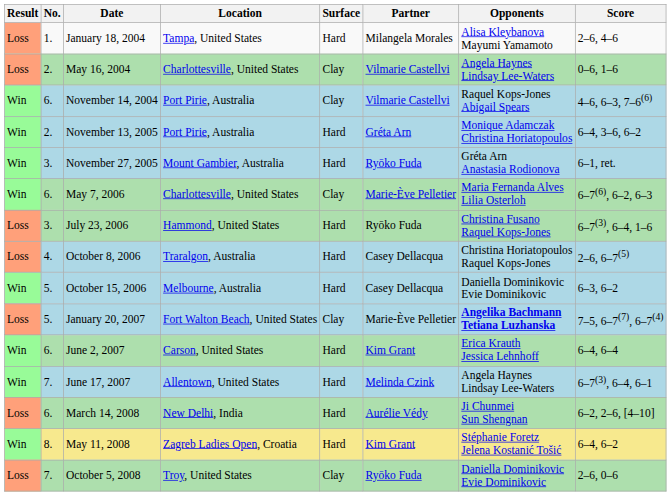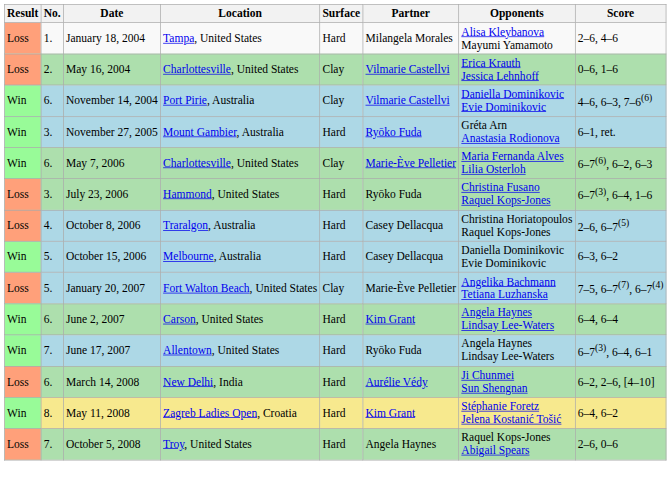(508, 69) Angela Haynes Lindsay Lee-Waters -> (500, 69) Erica Krauth Jessica Lehnhoff
(506, 100) Raquel Kops-Jones Abigail Spears -> (513, 100) Daniella Dominikovic Evie Dominikovic
- row: (112, 132)
(511, 319) bold -> (509, 288) normal
(500, 350) Erica Krauth Jessica Lehnhoff -> (508, 319) Angela Haynes Lindsay Lee-Waters
(400, 381) Melinda Czink -> (394, 350) Ryōko Fuda
(333, 475) Clay -> (334, 444) Hard
(394, 475) Ryōko Fuda -> (401, 444) Angela Haynes
(513, 475) Daniella Dominikovic Evie Dominikovic -> (506, 444) Raquel Kops-Jones Abigail Spears
